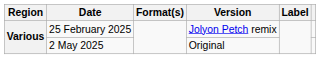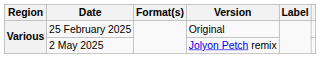(233, 29) Jolyon Petch remix -> (207, 29) Original
(207, 45) Original -> (233, 45) Jolyon Petch remix
